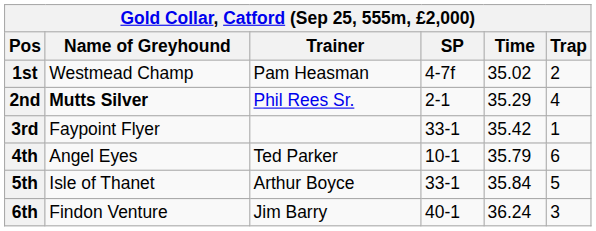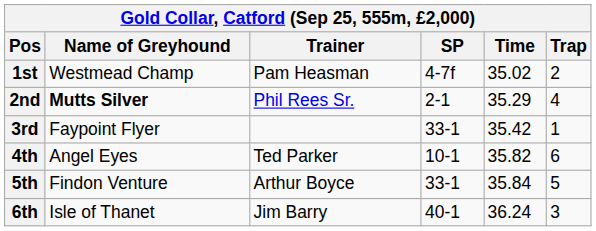(509, 156) 35.79 -> (509, 156) 35.82
(102, 184) Isle of Thanet -> (108, 184) Findon Venture
(108, 211) Findon Venture -> (102, 211) Isle of Thanet
